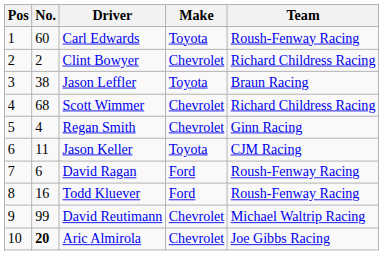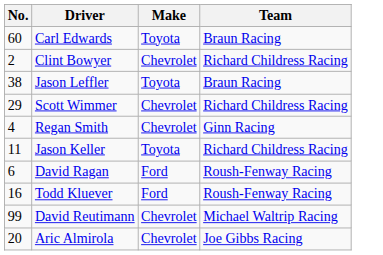- column: (18, 15)
(295, 37) Roush-Fenway Racing -> (242, 37) Braun Racing
(42, 104) 68 -> (15, 104) 29
(266, 149) CJM Racing -> (275, 149) Richard Childress Racing
(42, 238) bold -> (15, 238) normal
